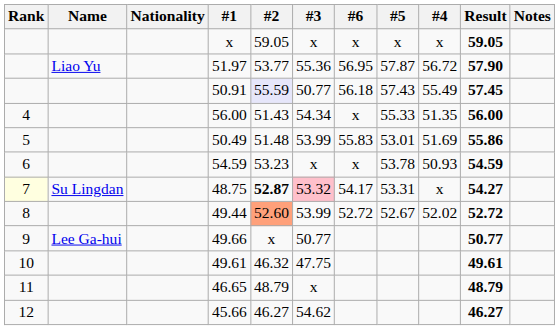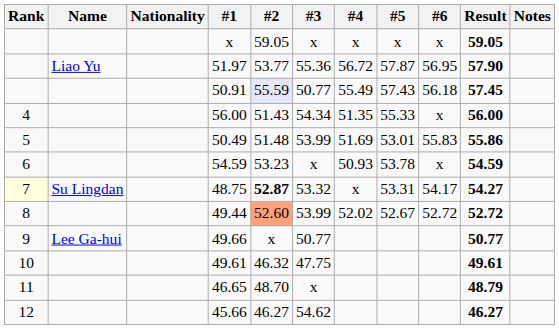columns swapped: (440, 16) <-> (356, 16)
(314, 189) pink background -> (314, 189) no background
(271, 287) 48.79 -> (271, 287) 48.70
